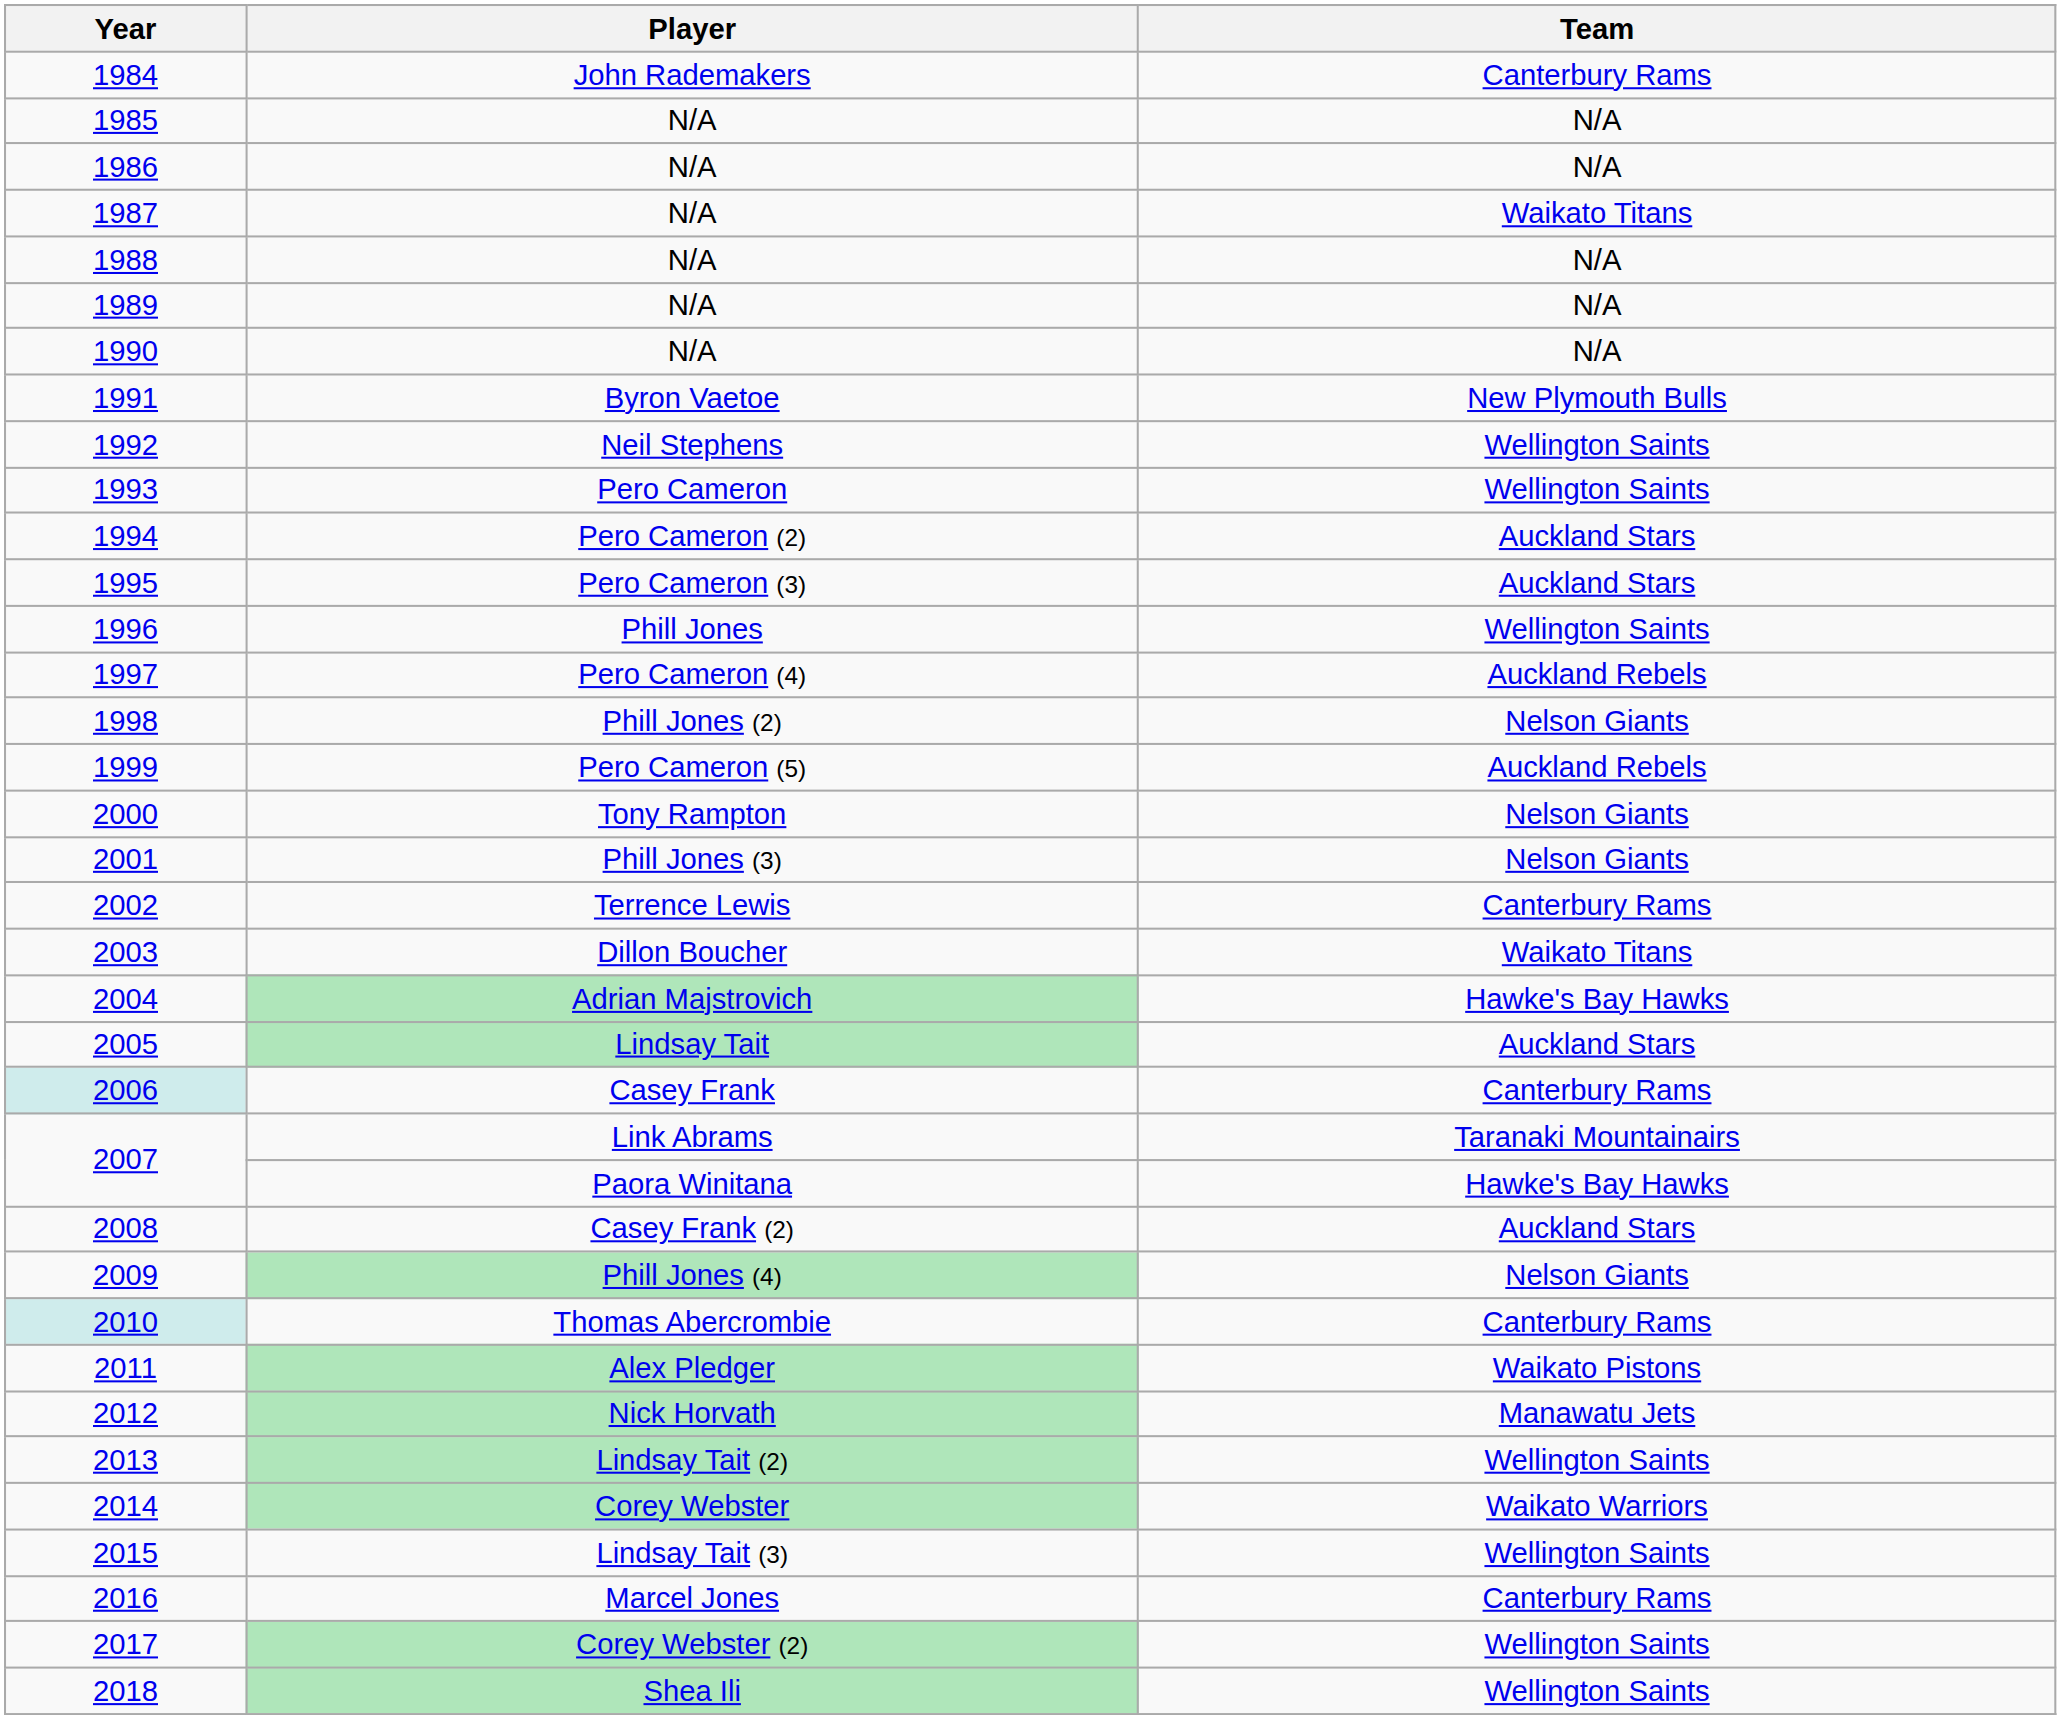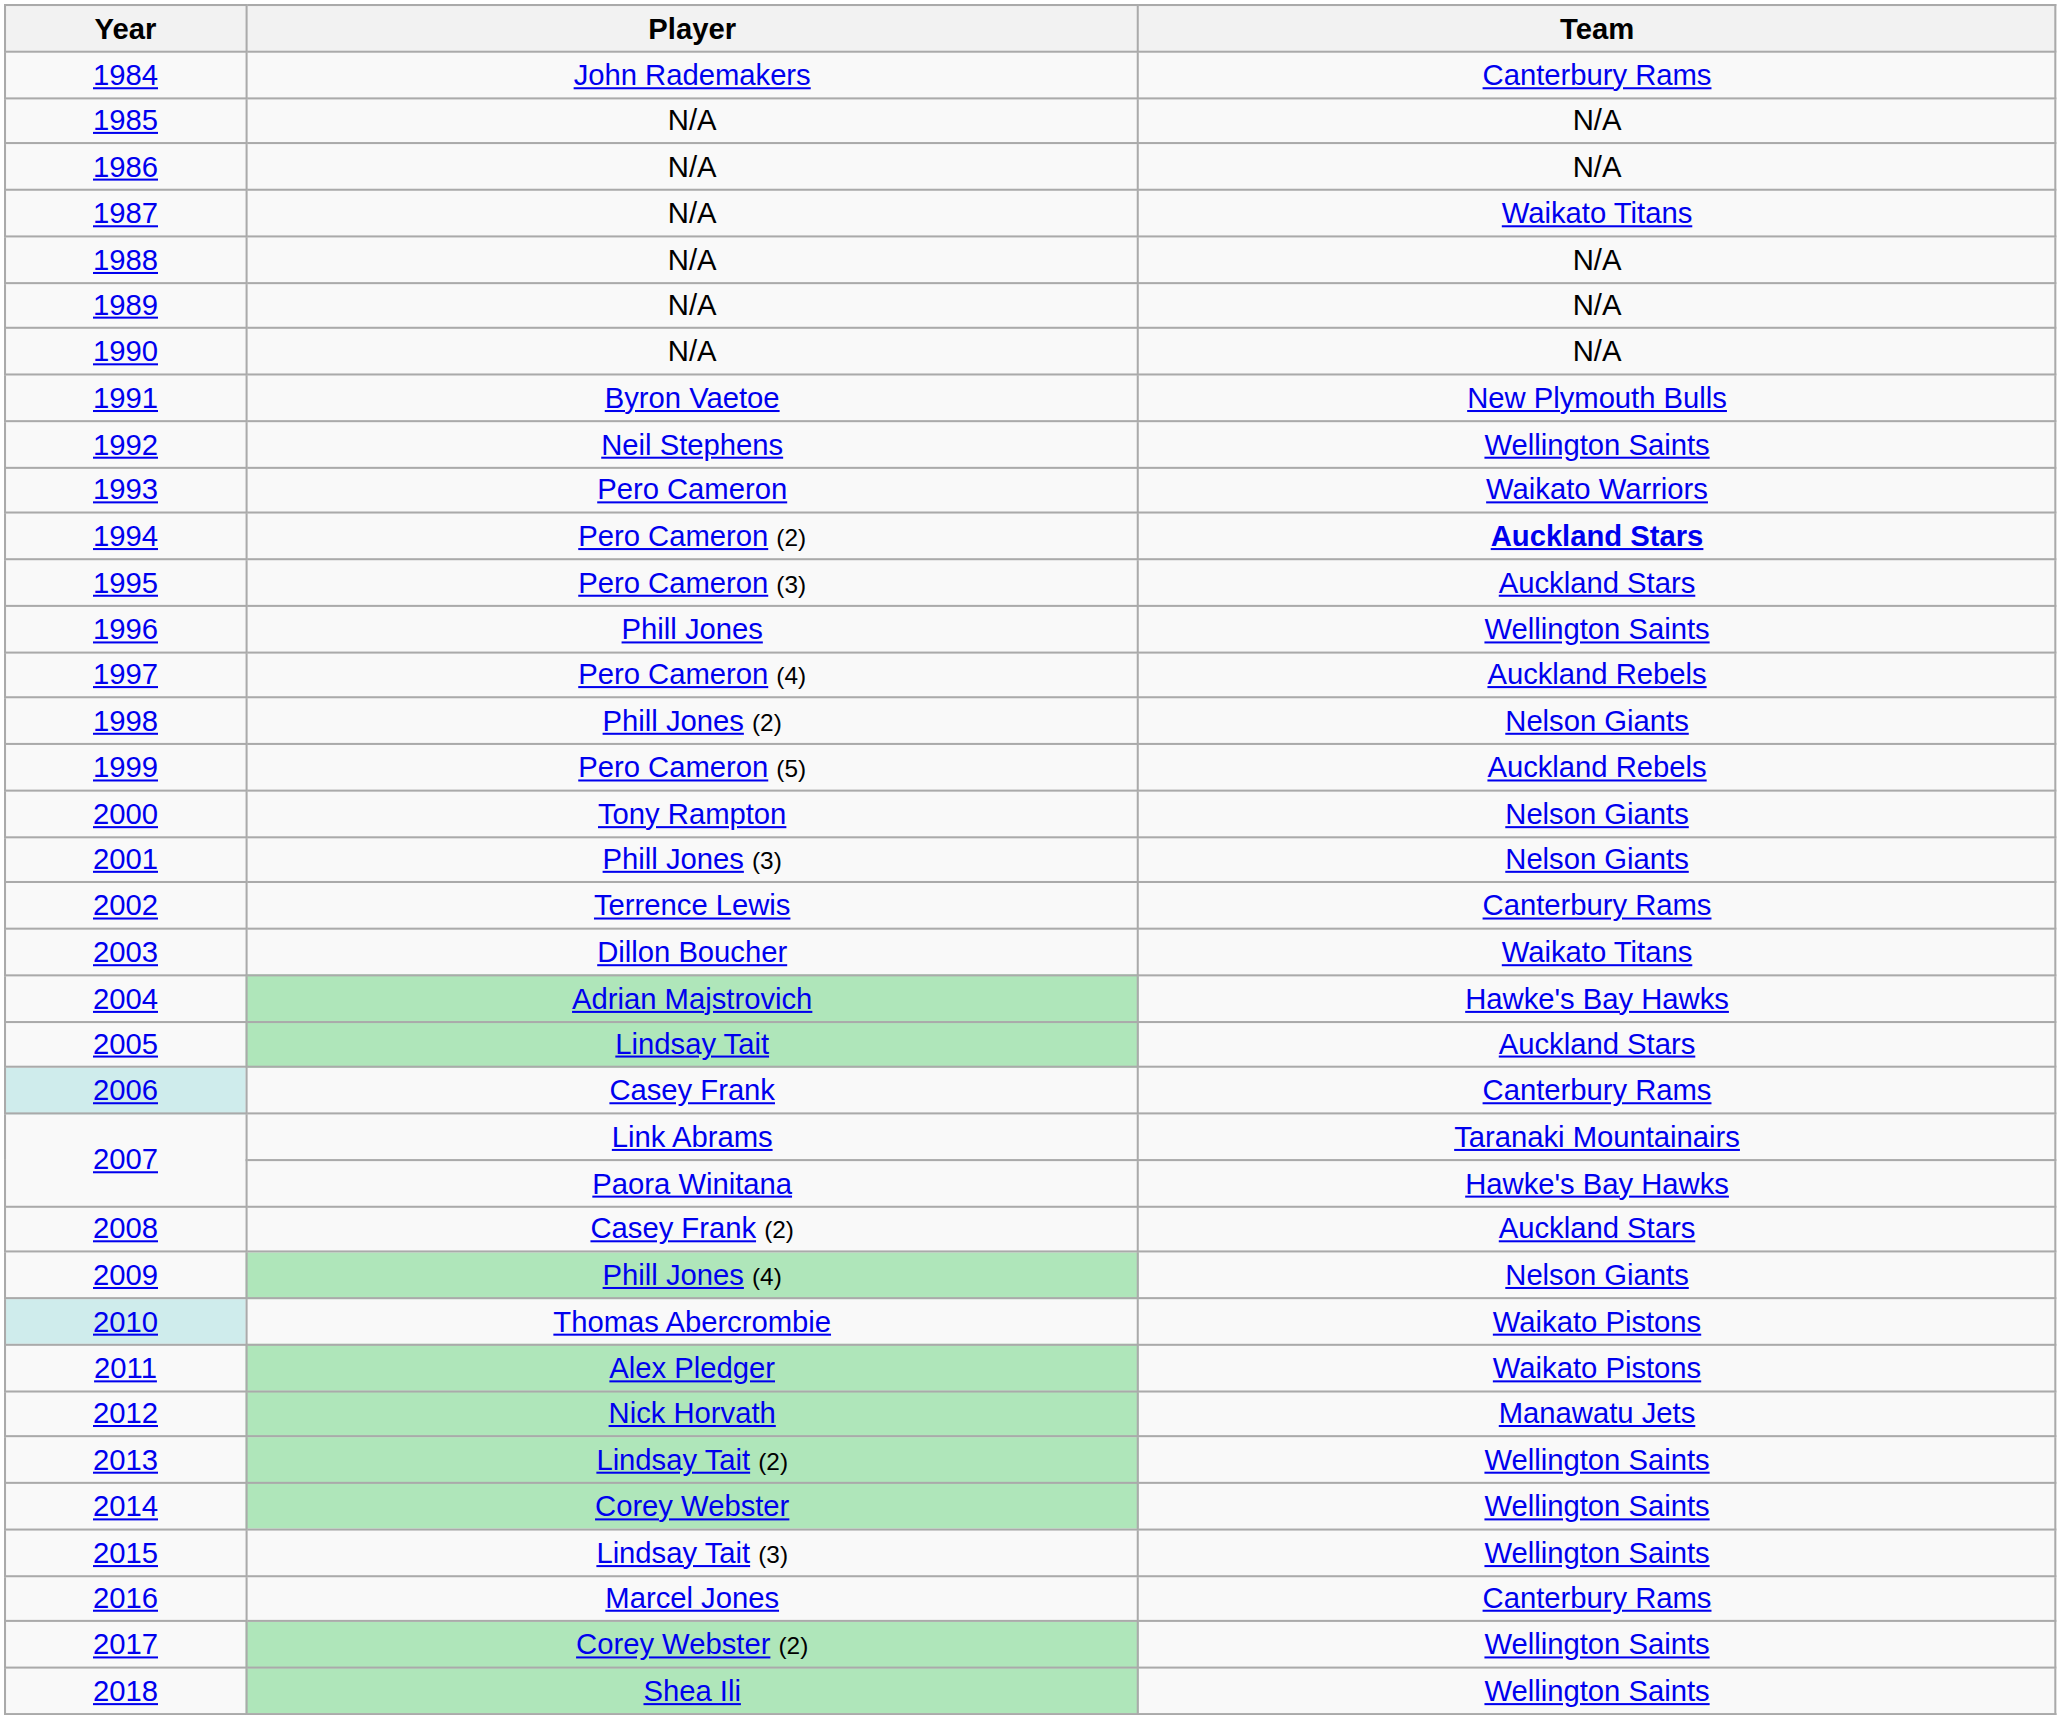(1597, 490) Wellington Saints -> (1597, 490) Waikato Warriors
(1597, 537) normal -> (1597, 537) bold
(1597, 1322) Canterbury Rams -> (1597, 1322) Waikato Pistons
(1597, 1506) Waikato Warriors -> (1597, 1506) Wellington Saints
